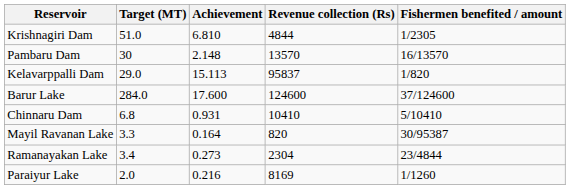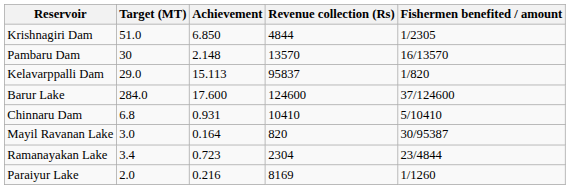(206, 34) 6.810 -> (206, 34) 6.850
(127, 134) 3.3 -> (127, 134) 3.0
(206, 154) 0.273 -> (206, 154) 0.723
